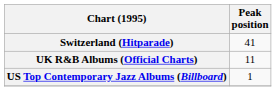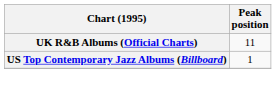- row: (117, 42)
